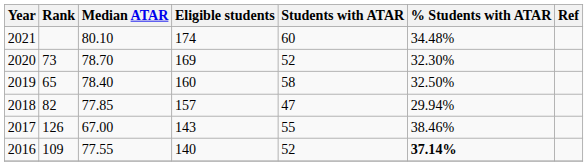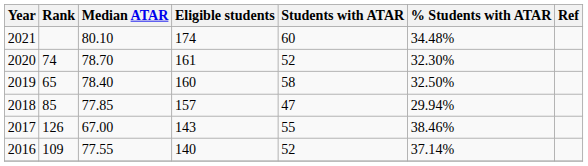(49, 60) 73 -> (49, 60) 74
(185, 60) 169 -> (185, 60) 161
(49, 104) 82 -> (49, 104) 85
(434, 149) bold -> (432, 149) normal
